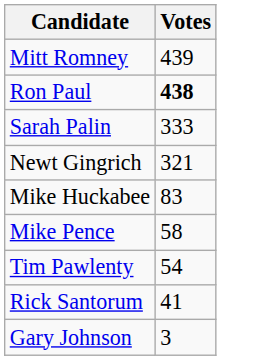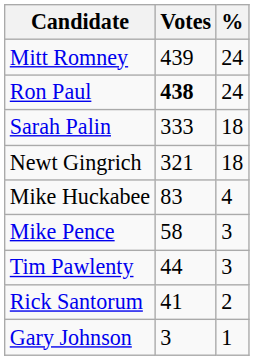+ column: (232, 22)
(171, 267) 54 -> (171, 267) 44
